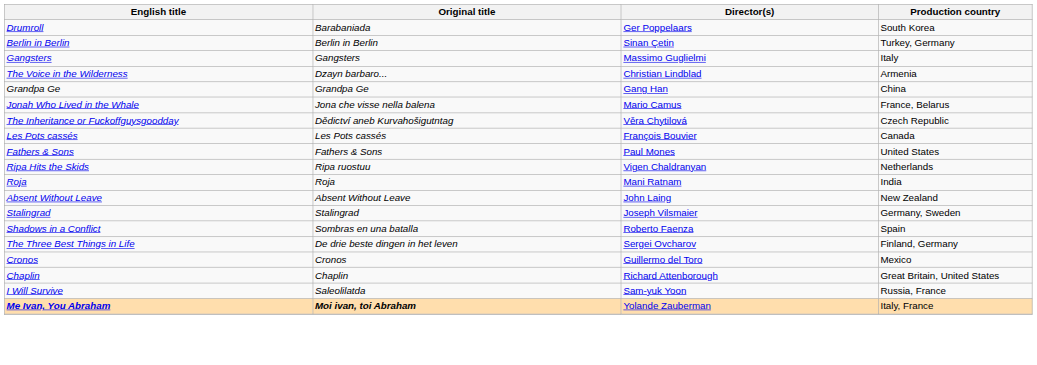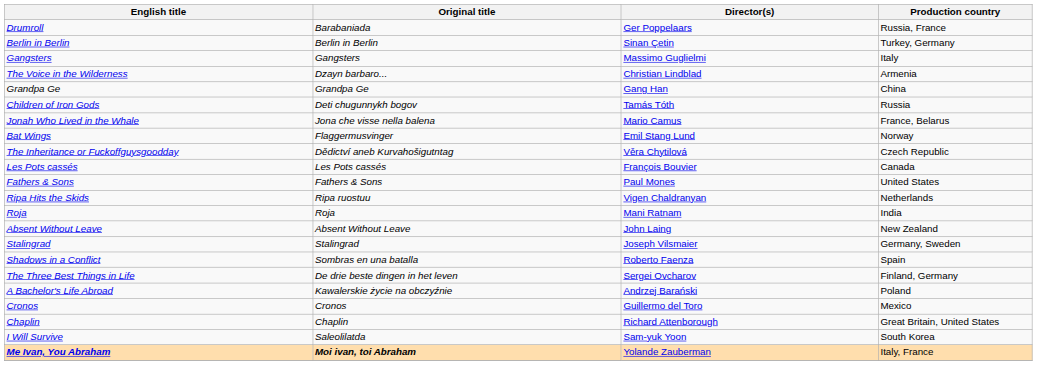(908, 27) South Korea -> (913, 27) Russia, France
+ row: (53, 105)
+ row: (29, 136)
+ row: (60, 290)
(913, 290) Russia, France -> (908, 337) South Korea
